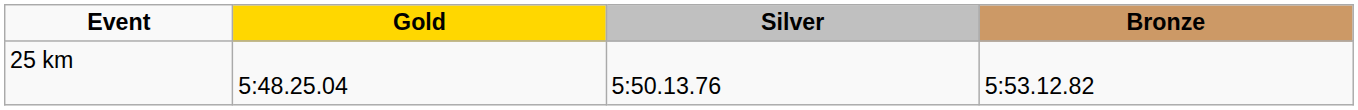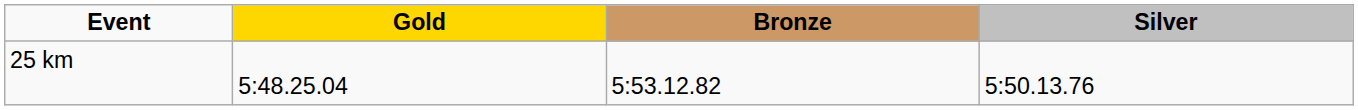columns swapped: (793, 22) <-> (1166, 22)
